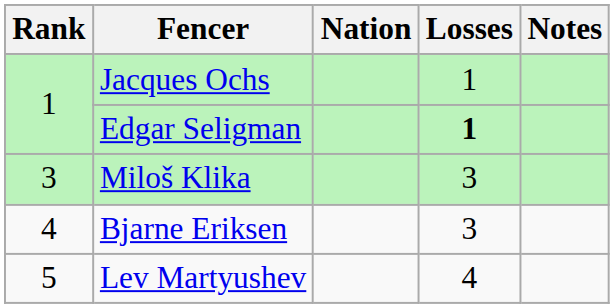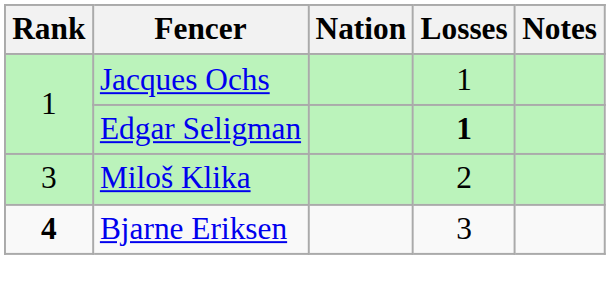(469, 178) 3 -> (464, 178) 2
(49, 228) normal -> (49, 228) bold
- row: (203, 278)
